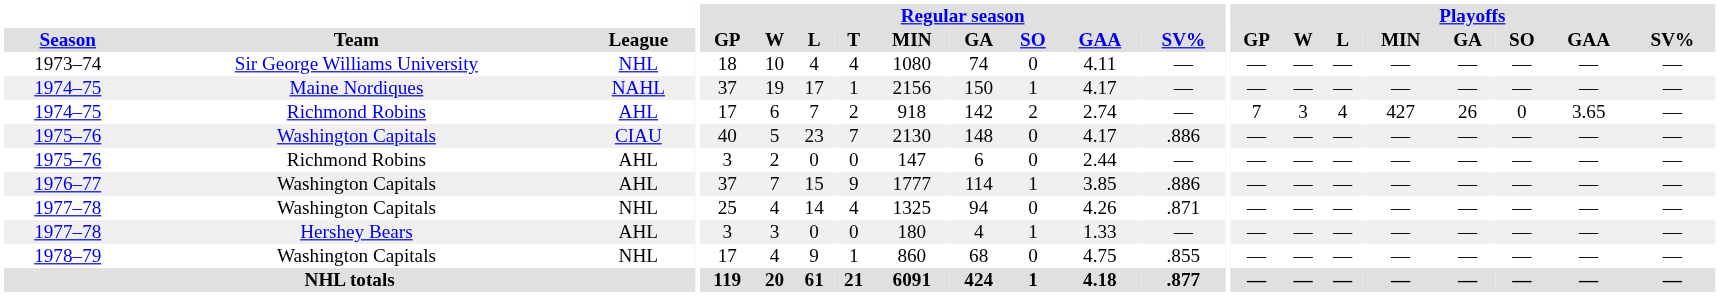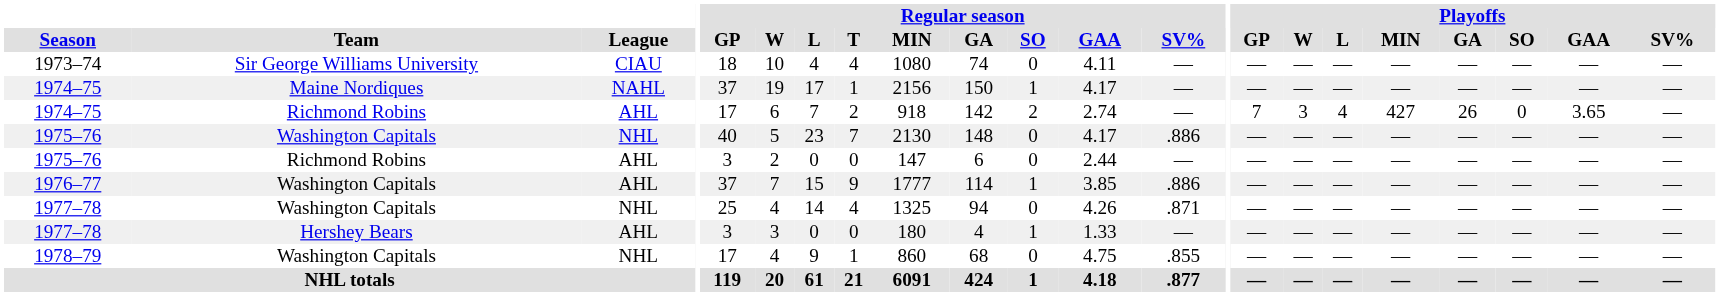(638, 63) NHL -> (638, 63) CIAU
(638, 135) CIAU -> (638, 135) NHL
